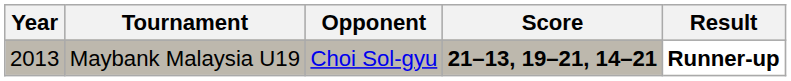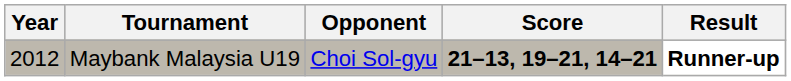(35, 58) 2013 -> (35, 58) 2012
